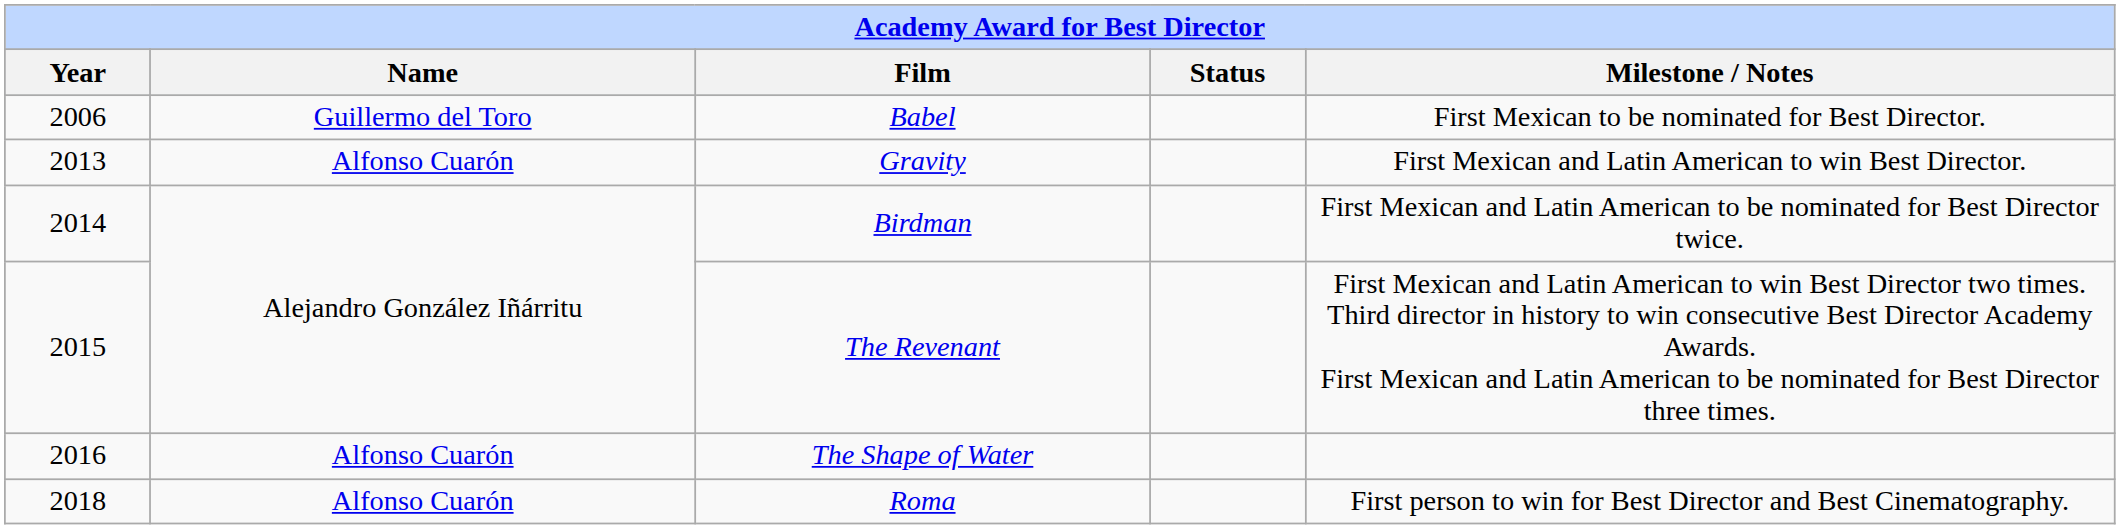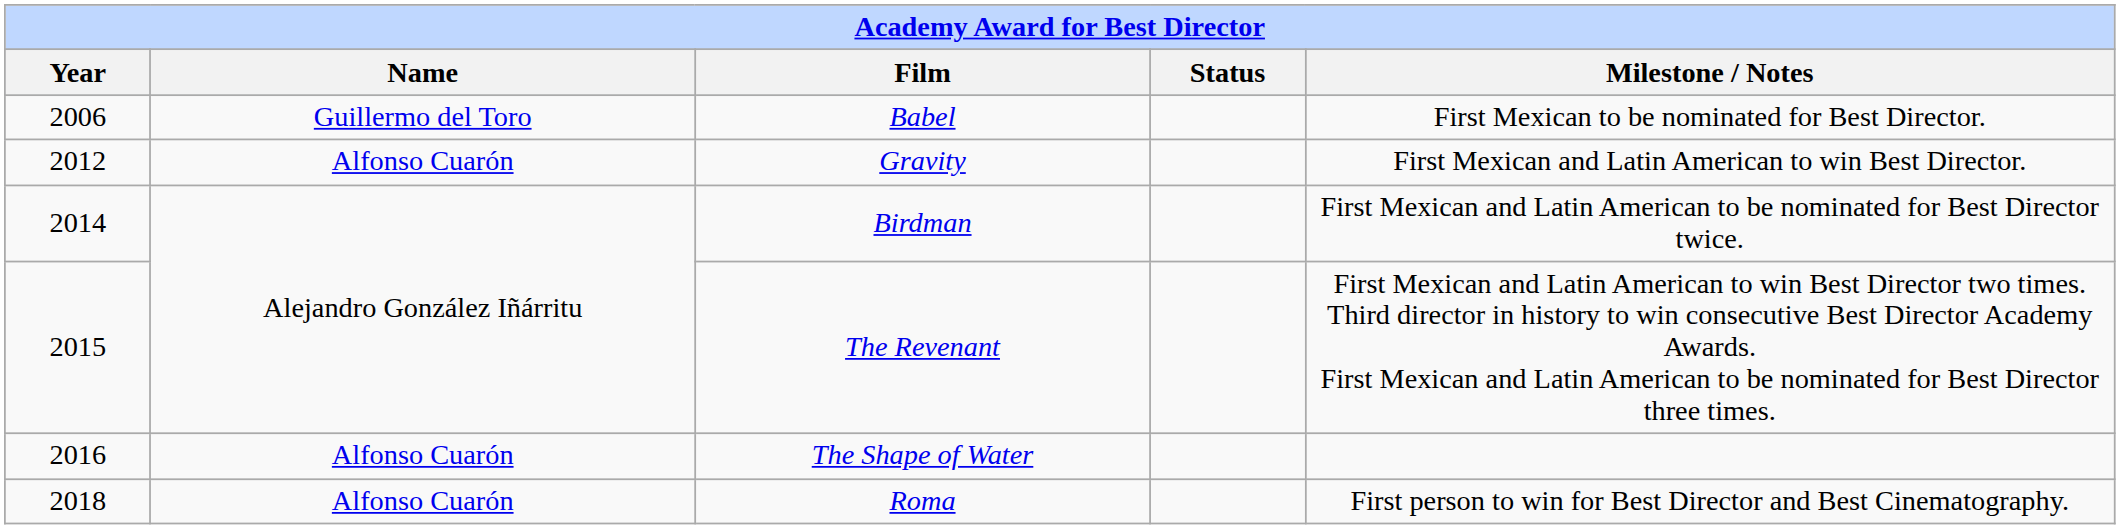(78, 161) 2013 -> (78, 161) 2012
